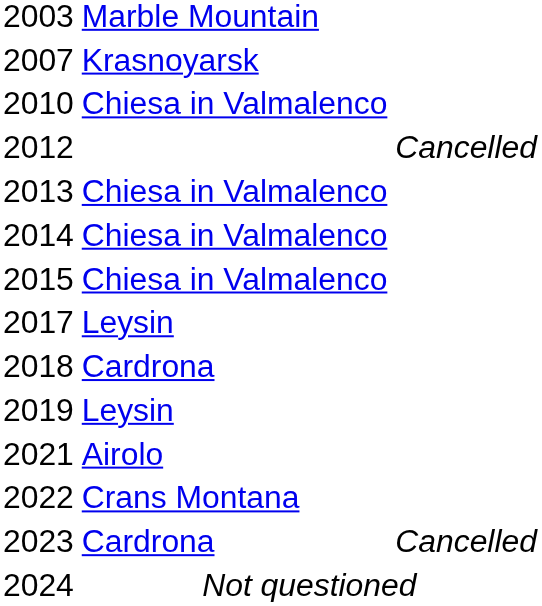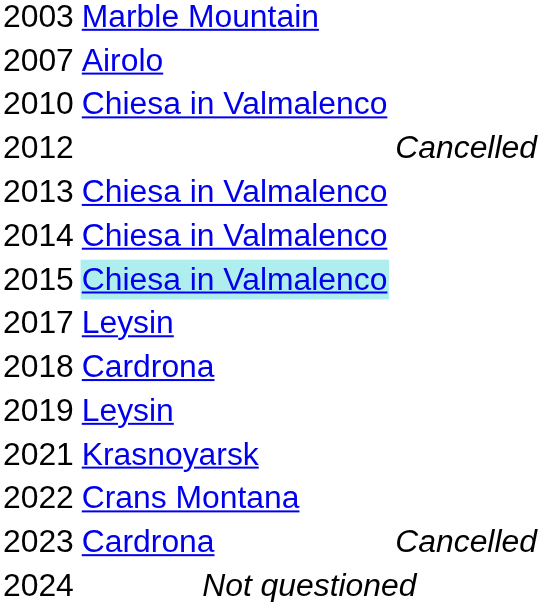(170, 60) Krasnoyarsk -> (122, 60) Airolo
(235, 279) no background -> (235, 279) paleturquoise background
(122, 454) Airolo -> (170, 454) Krasnoyarsk
